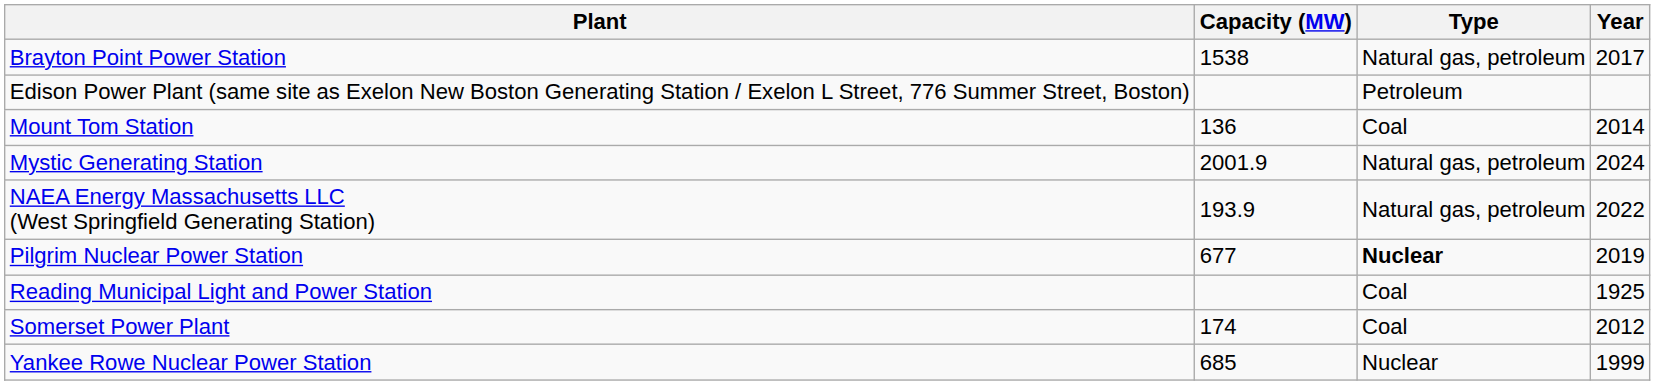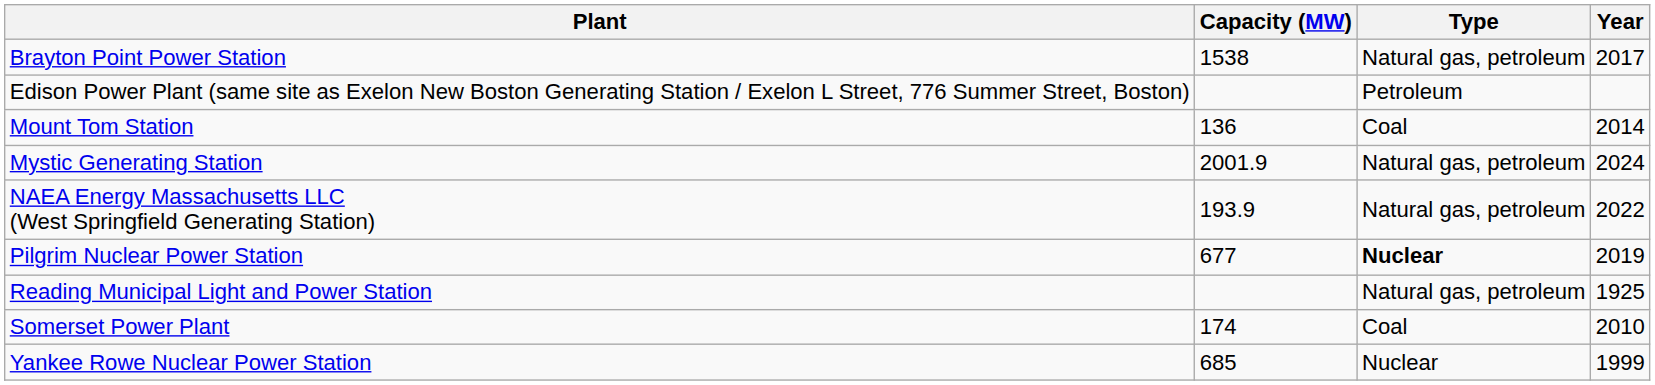(1385, 291) Coal -> (1474, 291) Natural gas, petroleum
(1620, 326) 2012 -> (1620, 326) 2010
